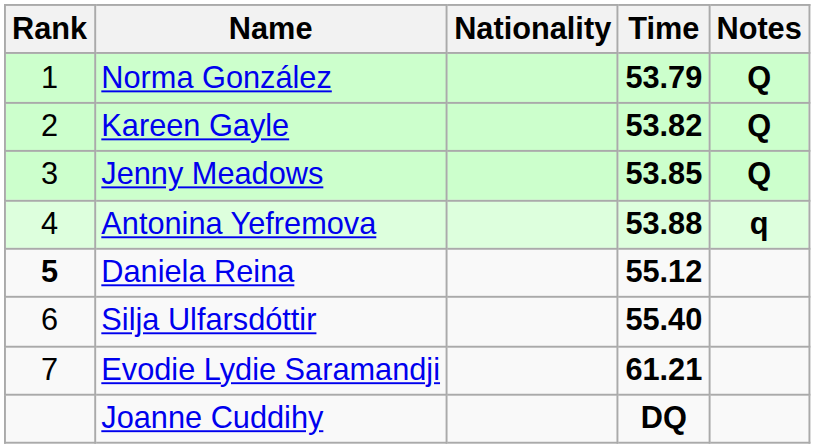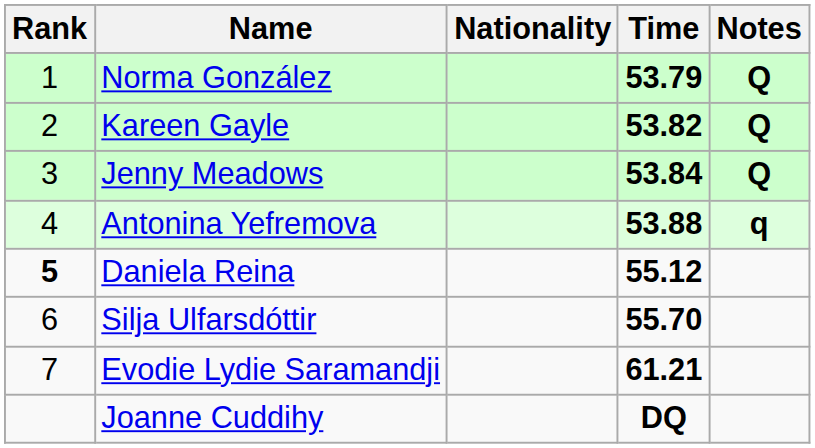(664, 175) 53.85 -> (664, 175) 53.84
(664, 321) 55.40 -> (664, 321) 55.70
